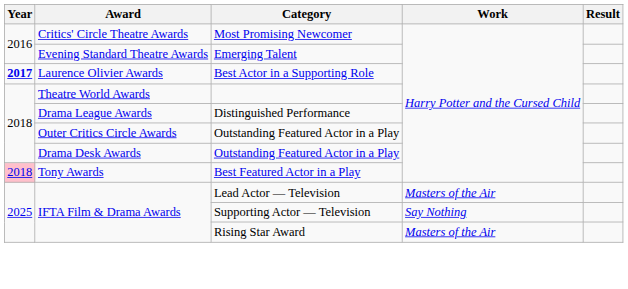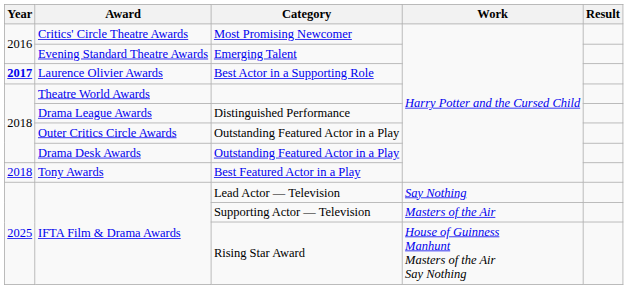(20, 172) pink background -> (20, 172) no background
(450, 192) Masters of the Air -> (436, 192) Say Nothing
(436, 212) Say Nothing -> (450, 212) Masters of the Air
(450, 232) Masters of the Air -> (452, 253) House of Guinness Manhunt Masters of the Air Say Nothing
